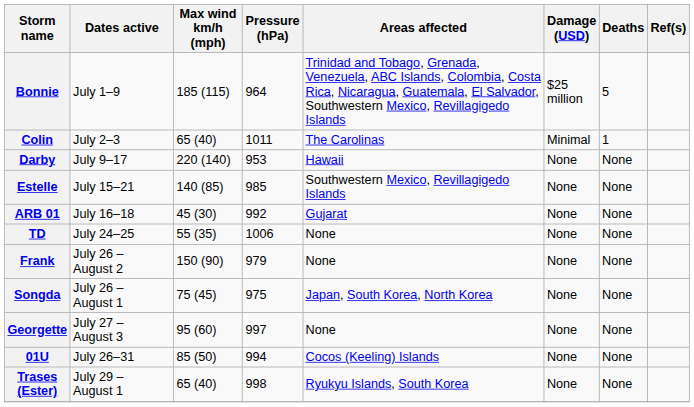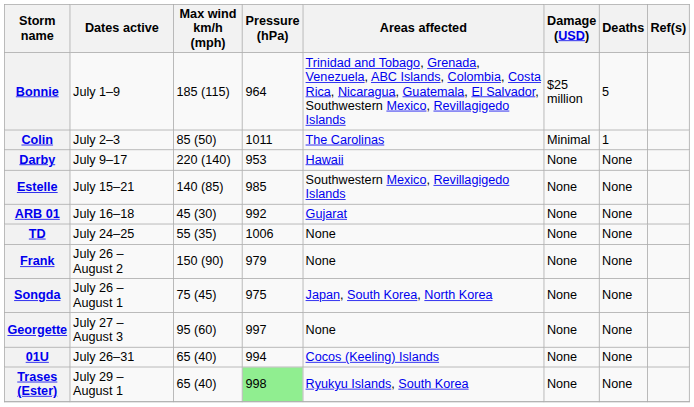(197, 139) 65 (40) -> (197, 139) 85 (50)
(197, 357) 85 (50) -> (197, 357) 65 (40)
(256, 384) no background -> (256, 384) lightgreen background
